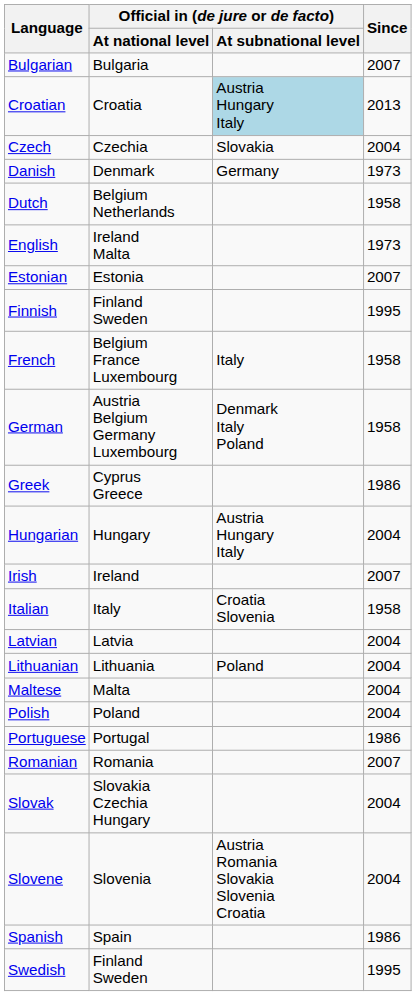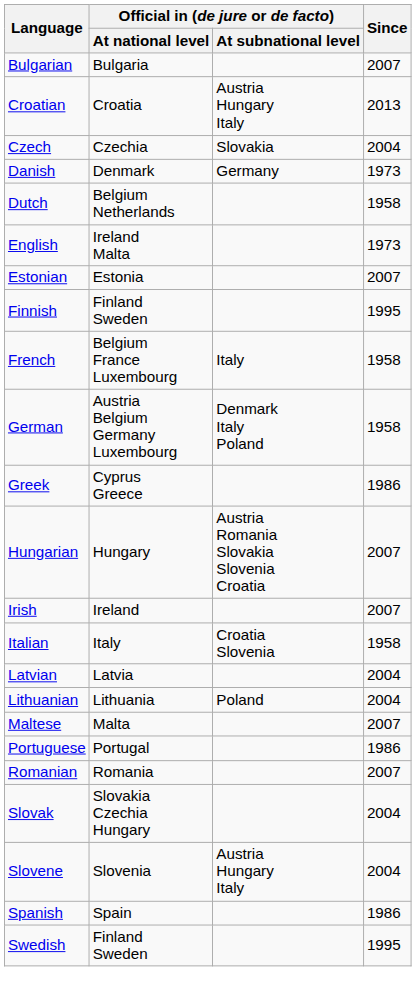(245, 105) lightblue background -> (245, 105) no background
(245, 535) Austria Hungary Italy -> (247, 552) Austria Romania Slovakia Slovenia Croatia
(384, 535) 2004 -> (384, 552) 2007
(384, 689) 2004 -> (384, 724) 2007
- row: (29, 713)
(247, 878) Austria Romania Slovakia Slovenia Croatia -> (245, 871) Austria Hungary Italy
